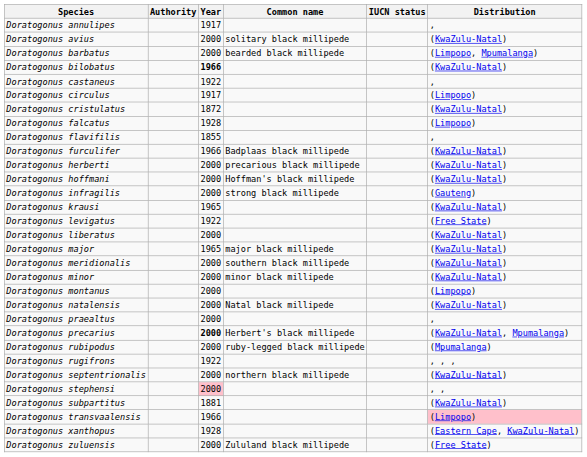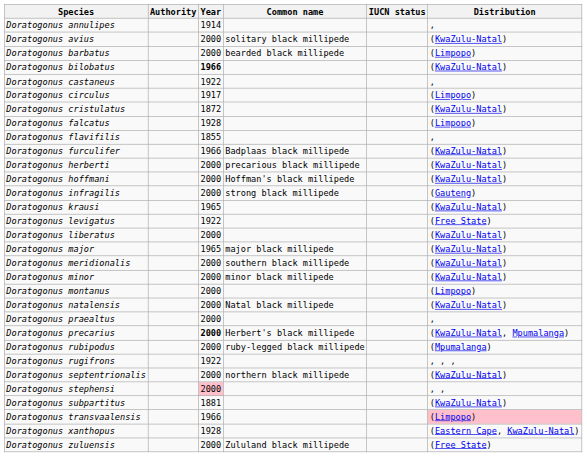(211, 25) 1917 -> (211, 25) 1914
(484, 53) (Limpopo, Mpumalanga) -> (453, 53) (Limpopo)
